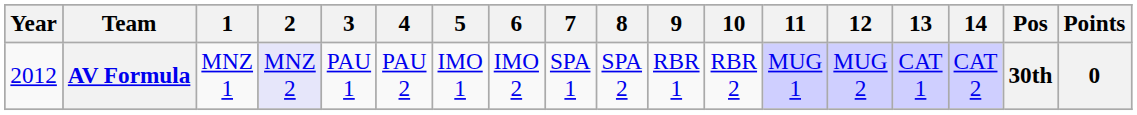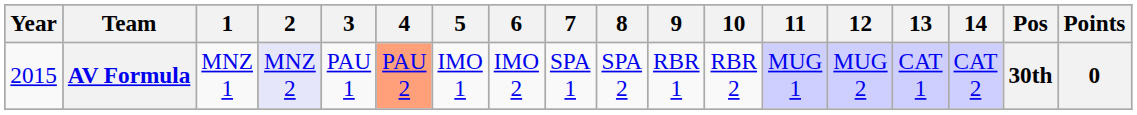(34, 75) 2012 -> (34, 75) 2015
(404, 75) no background -> (404, 75) lightsalmon background
